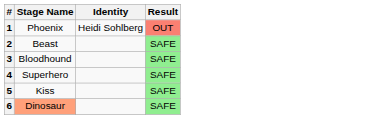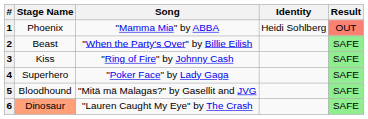+ column: (167, 12)
(45, 59) Bloodhound -> (45, 59) Kiss
(45, 91) Kiss -> (45, 91) Bloodhound
